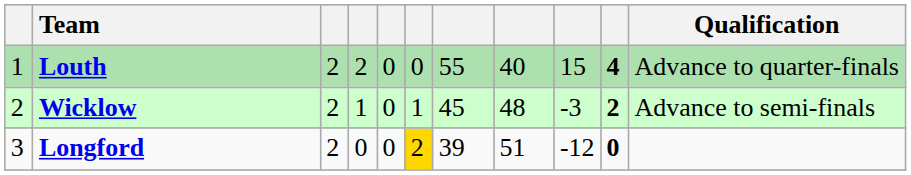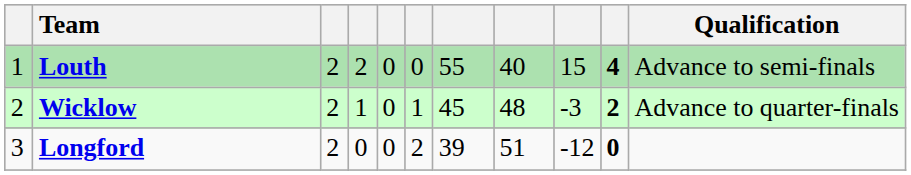(767, 66) Advance to quarter-finals -> (755, 66) Advance to semi-finals
(755, 107) Advance to semi-finals -> (767, 107) Advance to quarter-finals
(417, 148) gold background -> (417, 148) no background
